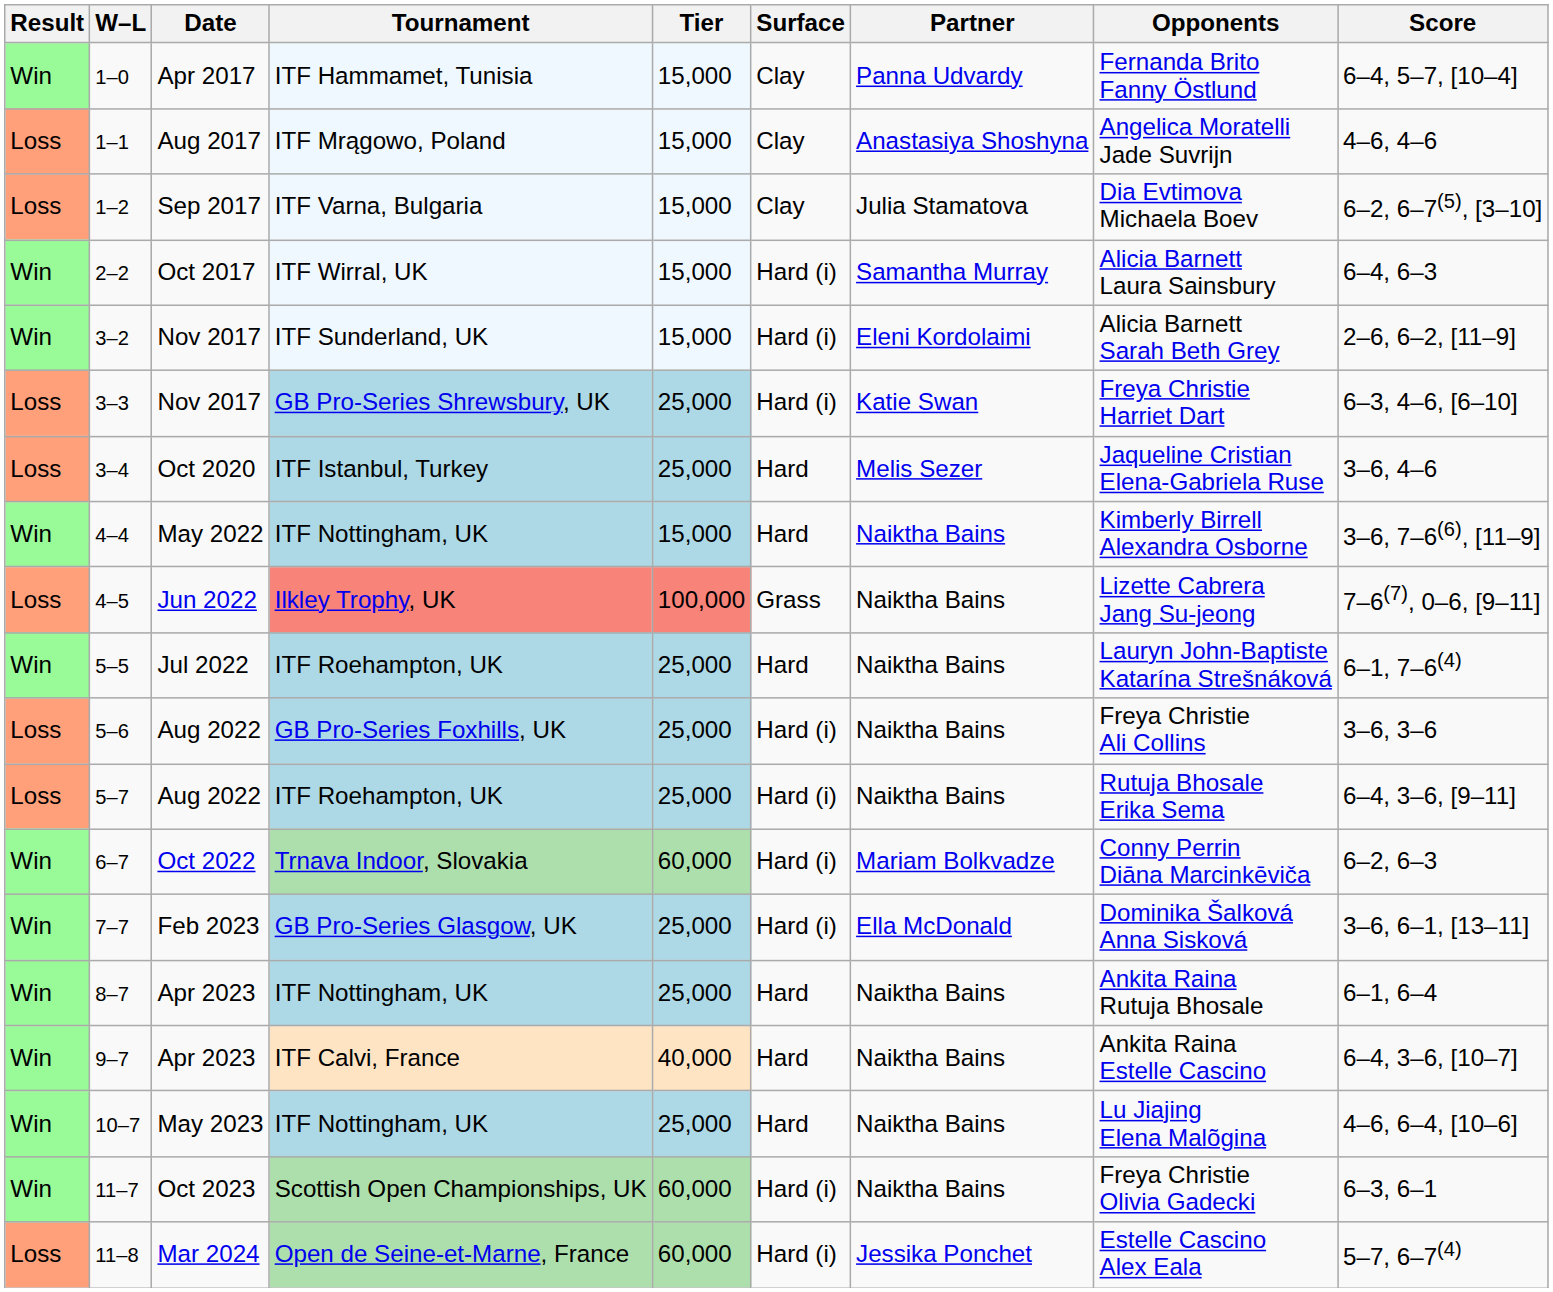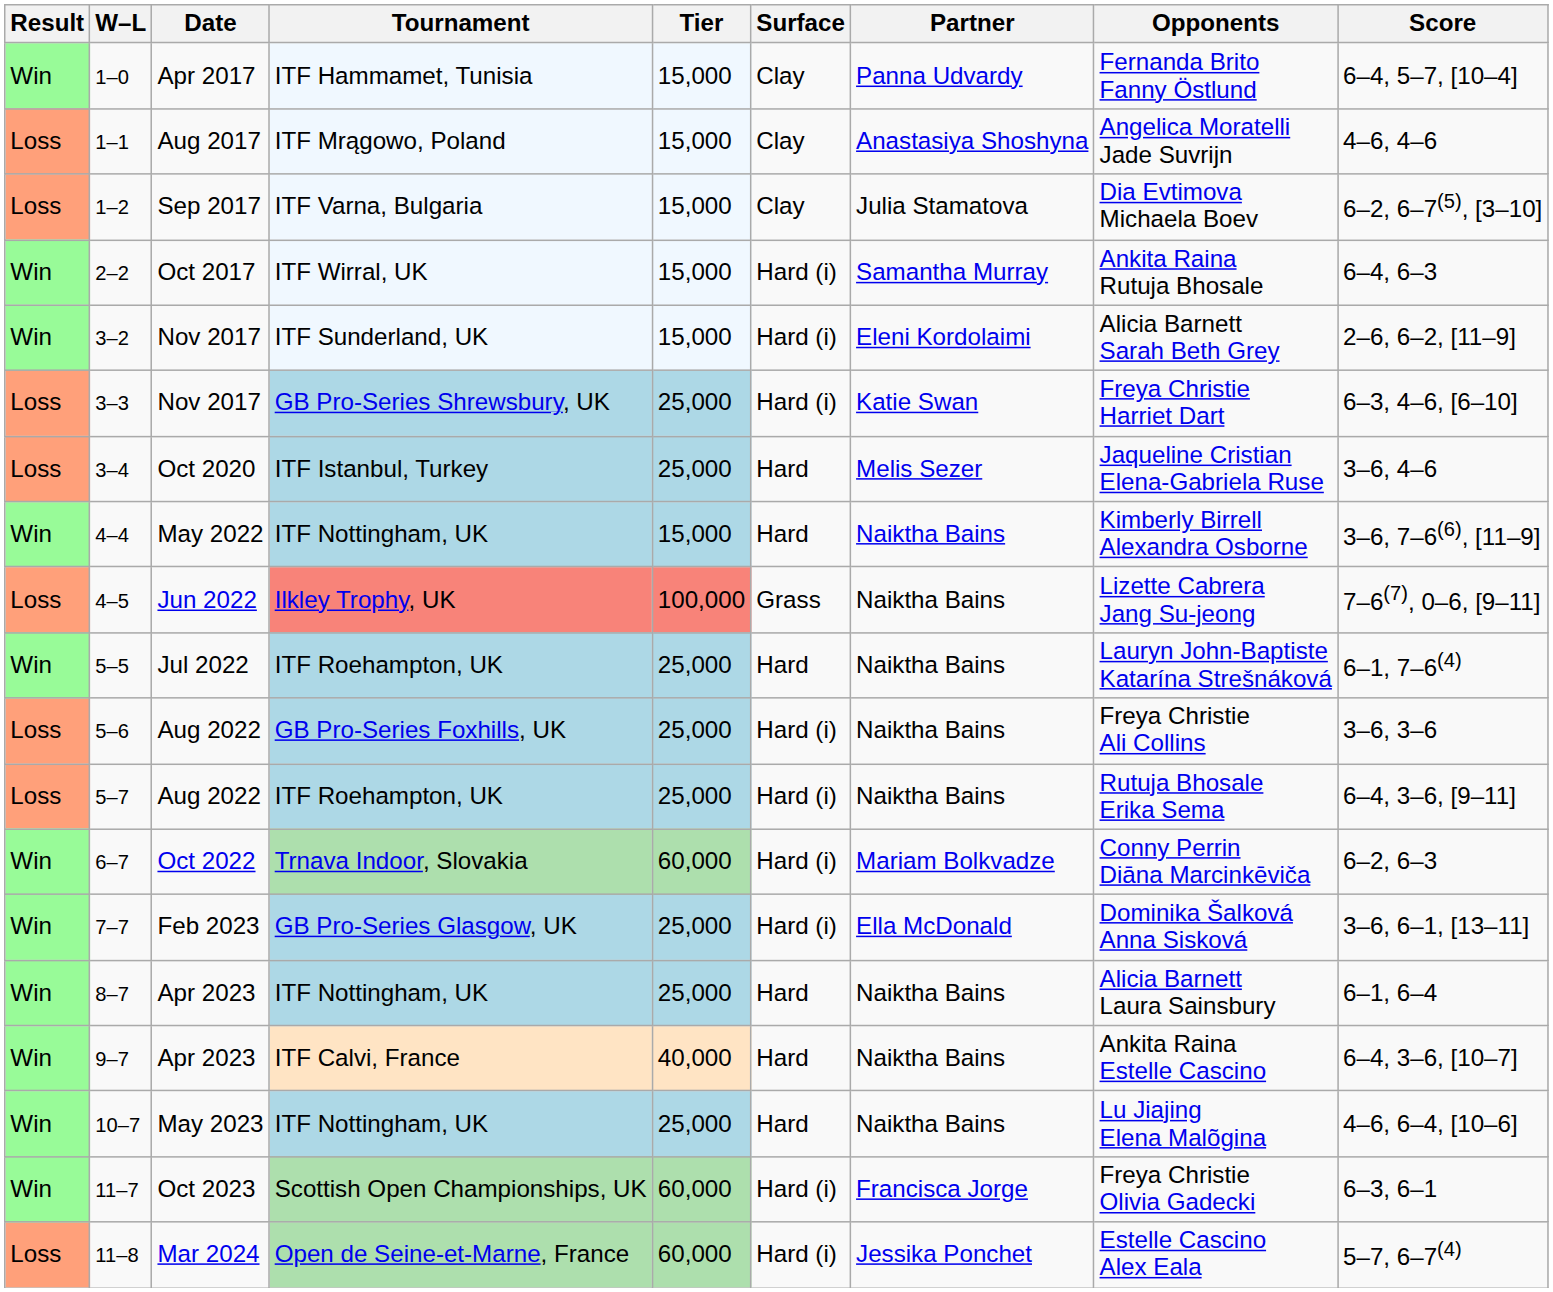(1188, 272) Alicia Barnett Laura Sainsbury -> (1181, 272) Ankita Raina Rutuja Bhosale
(1181, 992) Ankita Raina Rutuja Bhosale -> (1188, 992) Alicia Barnett Laura Sainsbury
(931, 1189) Naiktha Bains -> (942, 1189) Francisca Jorge
